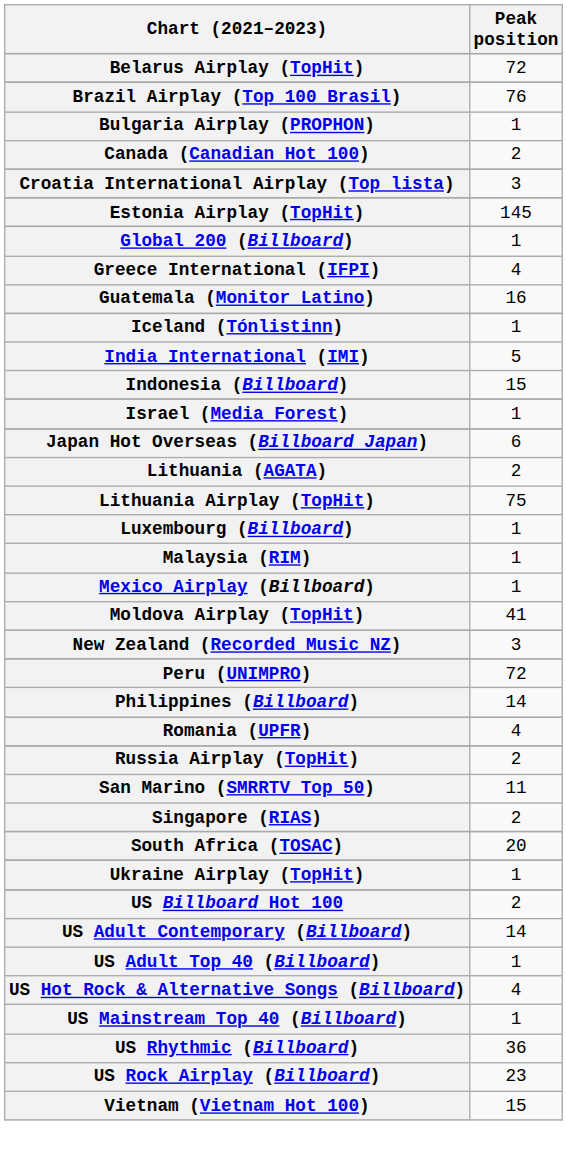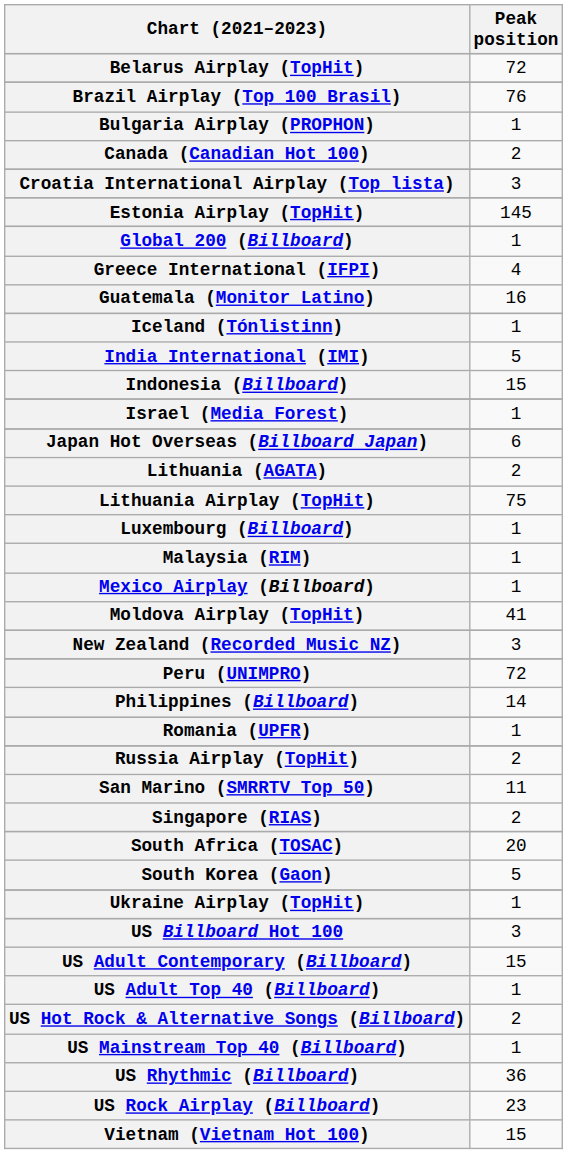(516, 731) 4 -> (516, 731) 1
+ row: (237, 875)
(516, 904) 2 -> (516, 933) 3
(516, 933) 14 -> (516, 962) 15
(516, 990) 4 -> (516, 1019) 2
